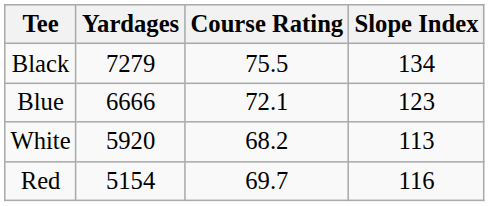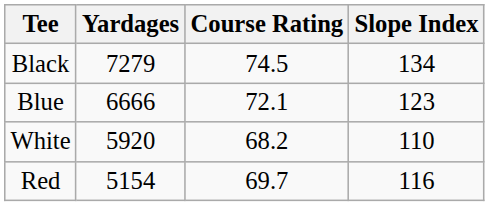(267, 63) 75.5 -> (267, 63) 74.5
(417, 141) 113 -> (417, 141) 110
